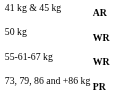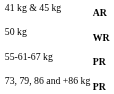(101, 62) WR -> (99, 62) PR
